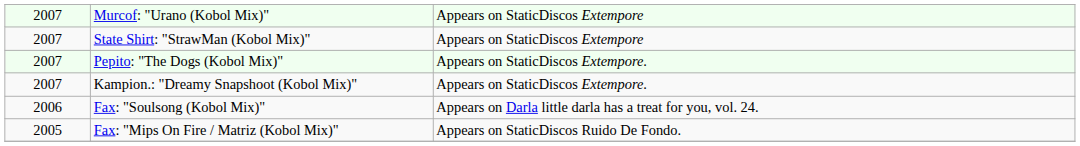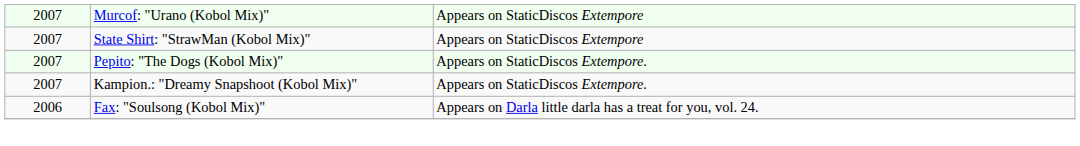- row: (216, 130)
